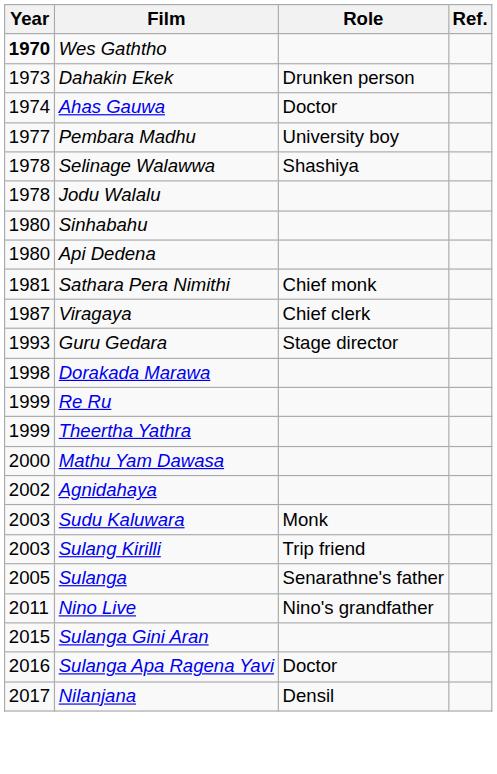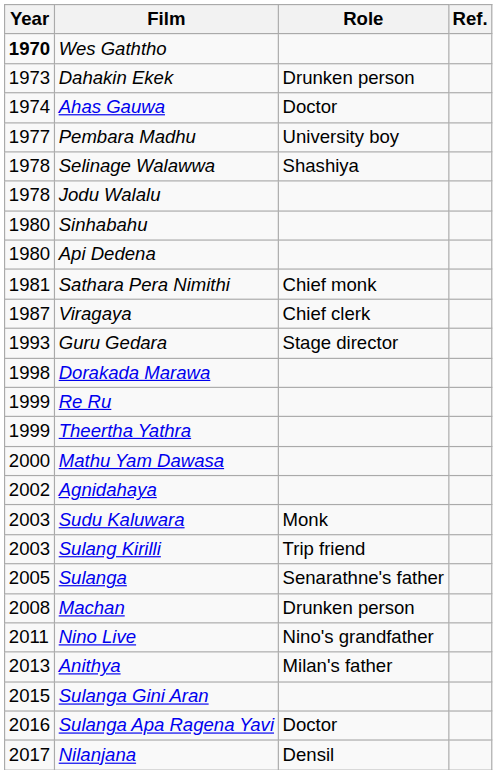+ row: (92, 607)
+ row: (90, 666)
